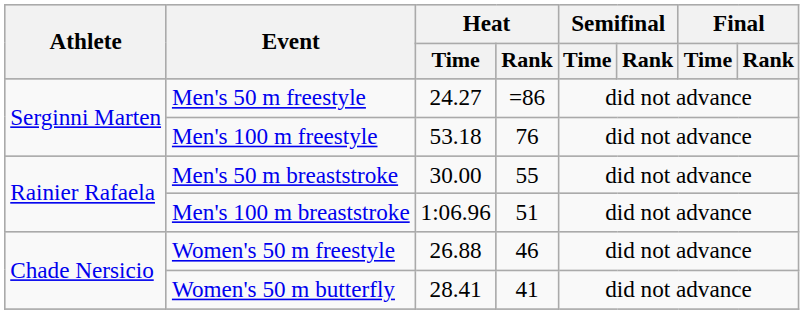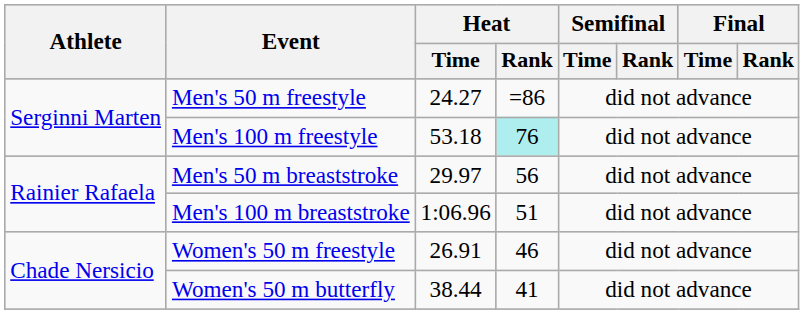(527, 136) no background -> (527, 136) paleturquoise background
(456, 174) 30.00 -> (456, 174) 29.97
(527, 174) 55 -> (527, 174) 56
(456, 251) 26.88 -> (456, 251) 26.91
(456, 289) 28.41 -> (456, 289) 38.44
